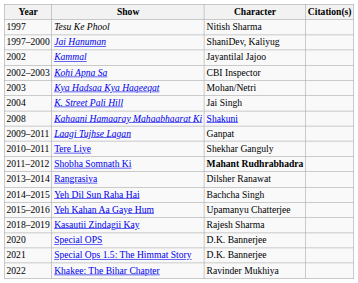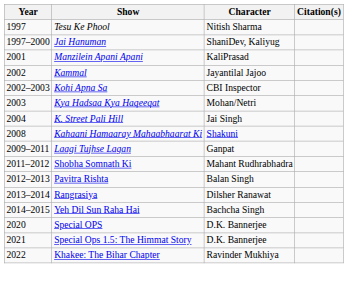+ row: (98, 57)
- row: (73, 149)
(255, 164) bold -> (250, 164) normal
+ row: (81, 179)
- row: (104, 210)
- row: (97, 225)
